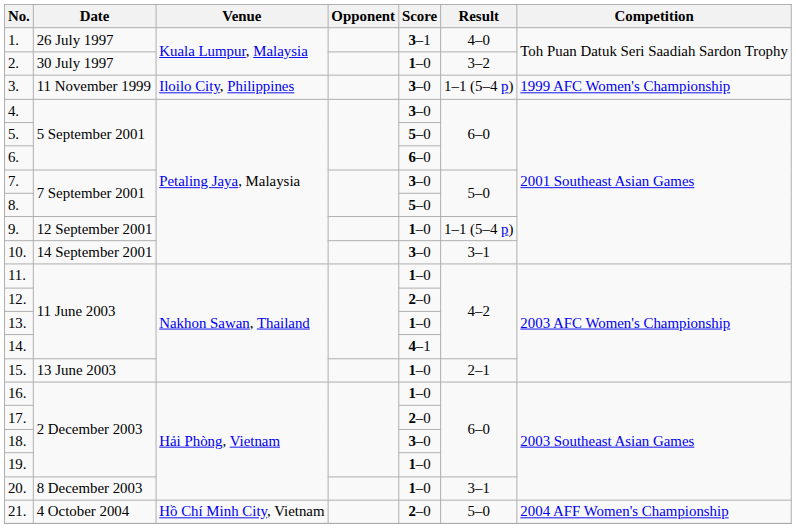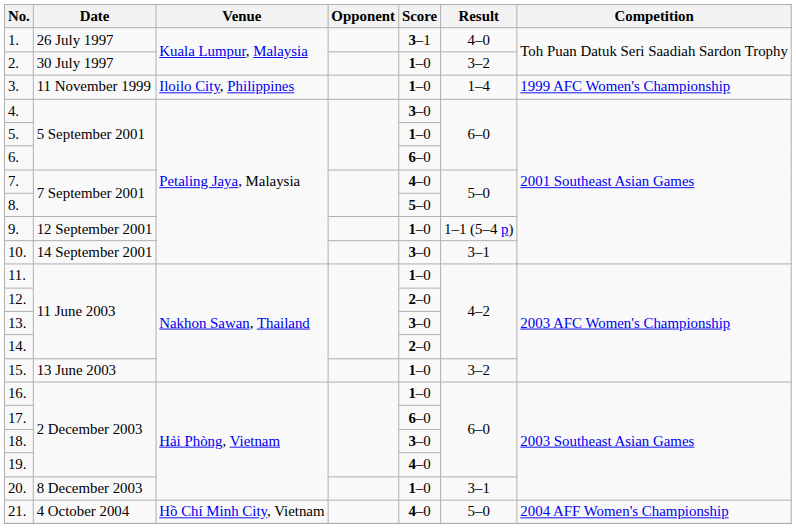(420, 87) 3–0 -> (420, 87) 1–0
(479, 87) 1–1 (5–4 p) -> (479, 87) 1–4
(420, 134) 5–0 -> (420, 134) 1–0
(420, 181) 3–0 -> (420, 181) 4–0
(420, 323) 1–0 -> (420, 323) 3–0
(420, 346) 4–1 -> (420, 346) 2–0
(479, 370) 2–1 -> (479, 370) 3–2
(420, 417) 2–0 -> (420, 417) 6–0
(420, 464) 1–0 -> (420, 464) 4–0
(420, 511) 2–0 -> (420, 511) 4–0
